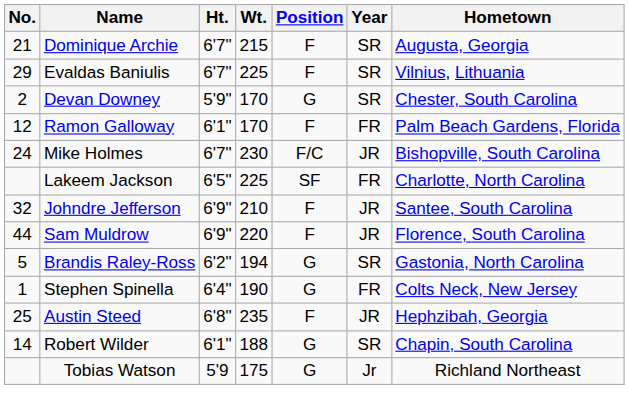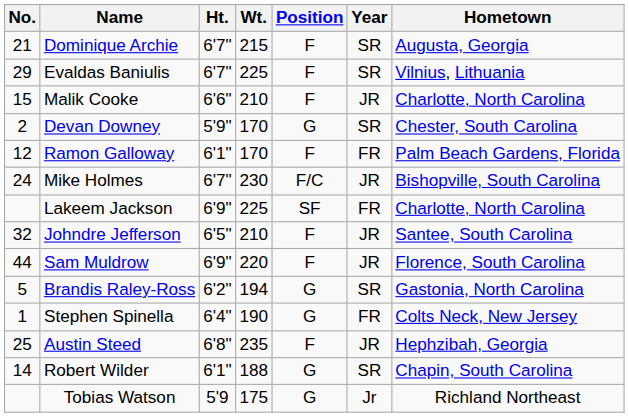+ row: (91, 99)
(217, 180) 6'5" -> (217, 208) 6'9"
(217, 208) 6'9" -> (217, 235) 6'5"
